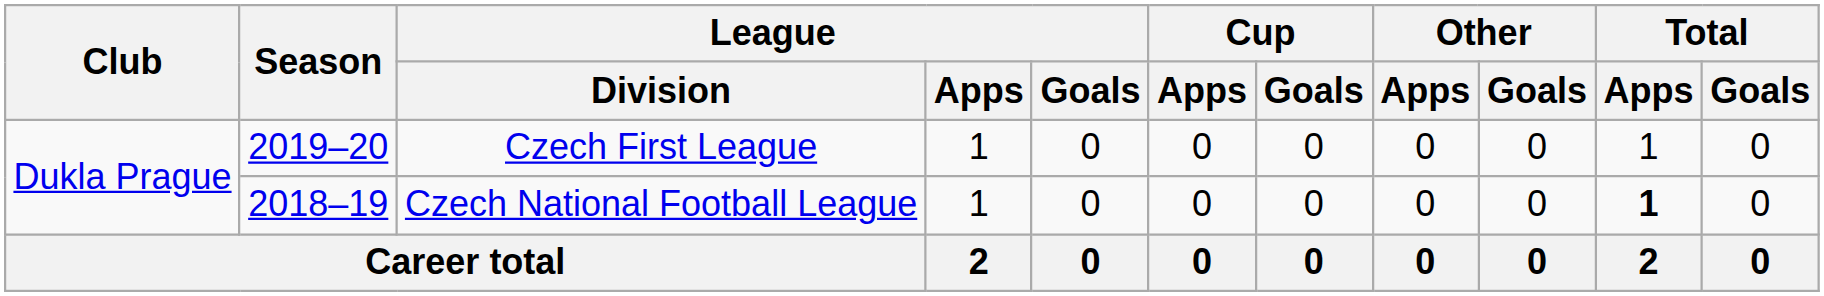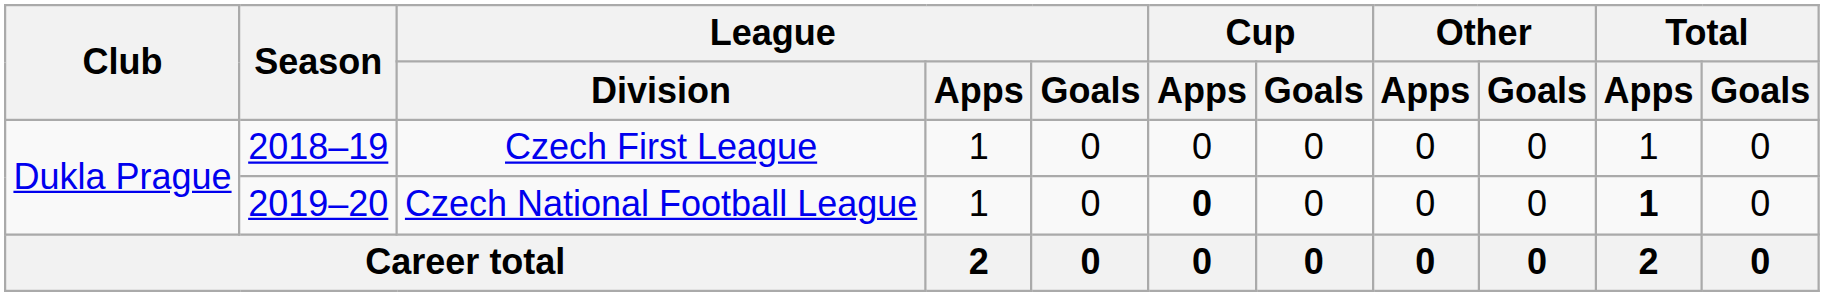(318, 147) 2019–20 -> (318, 147) 2018–19
(318, 204) 2018–19 -> (318, 204) 2019–20
(1202, 204) normal -> (1202, 204) bold
